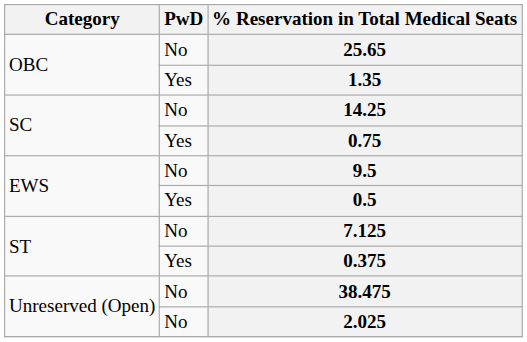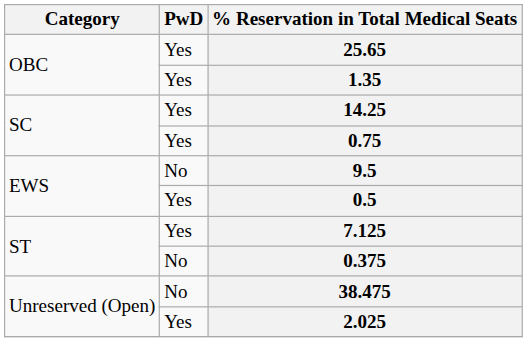(176, 49) No -> (178, 49) Yes
(176, 110) No -> (178, 110) Yes
(176, 230) No -> (178, 230) Yes
(178, 261) Yes -> (176, 261) No
(176, 321) No -> (178, 321) Yes
